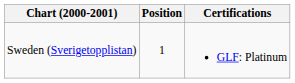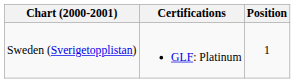columns swapped: (162, 13) <-> (237, 13)
